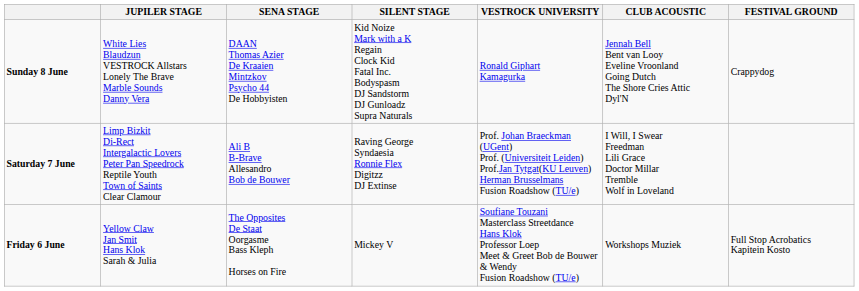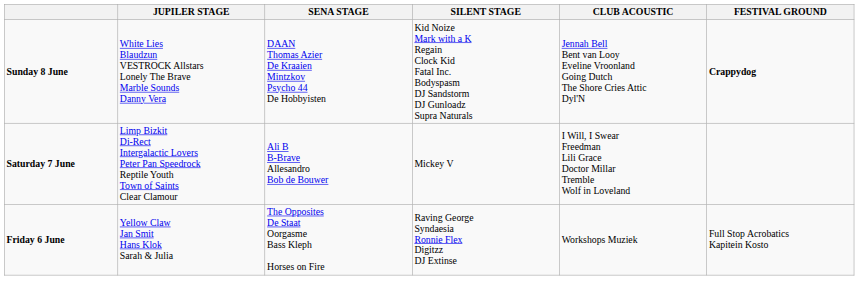- column: (540, 12)
(752, 71) normal -> (733, 71) bold
(384, 163) Raving George Syndaesia Ronnie Flex Digitzz DJ Extinse -> (434, 163) Mickey V
(374, 245) Mickey V -> (444, 239) Raving George Syndaesia Ronnie Flex Digitzz DJ Extinse
